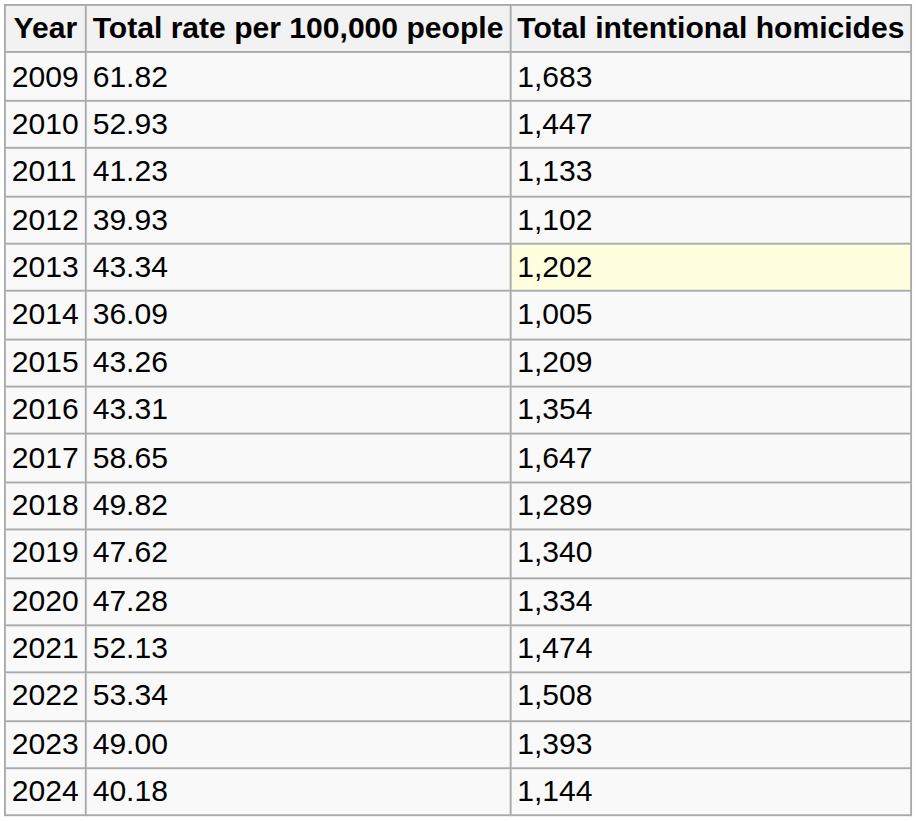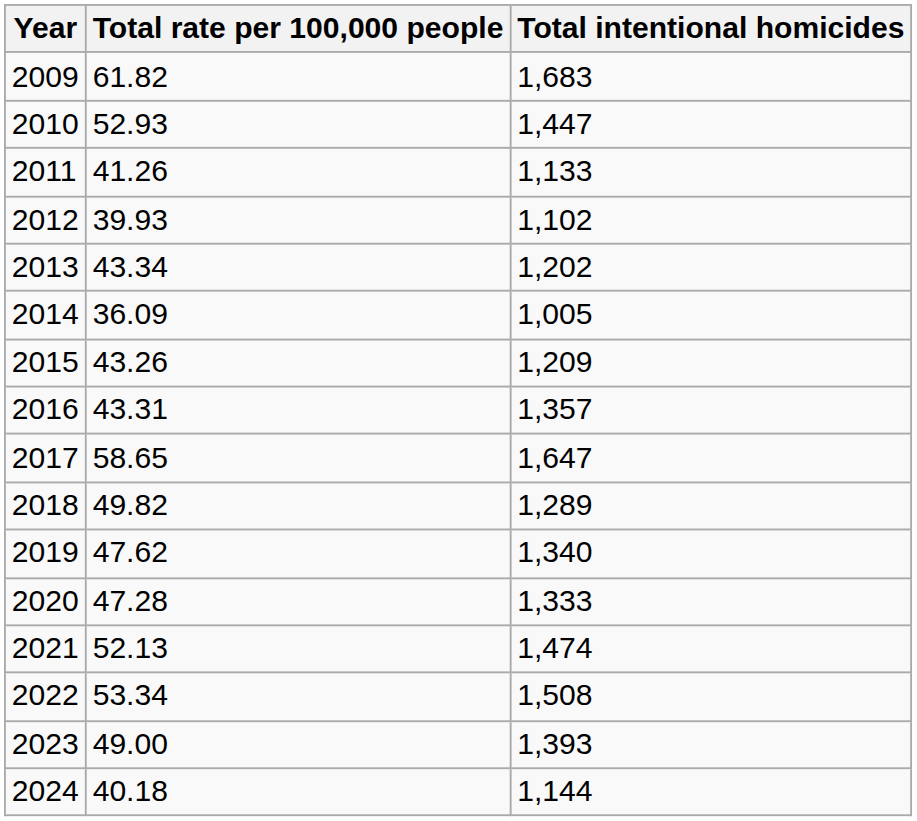(130, 171) 41.23 -> (130, 171) 41.26
(555, 266) lightyellow background -> (555, 266) no background
(555, 409) 1,354 -> (555, 409) 1,357
(555, 600) 1,334 -> (555, 600) 1,333
